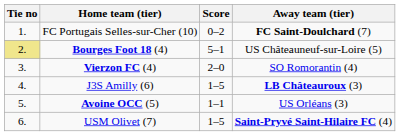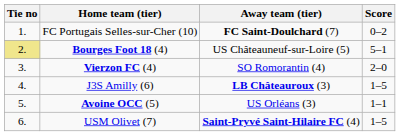columns swapped: (216, 13) <-> (313, 13)
